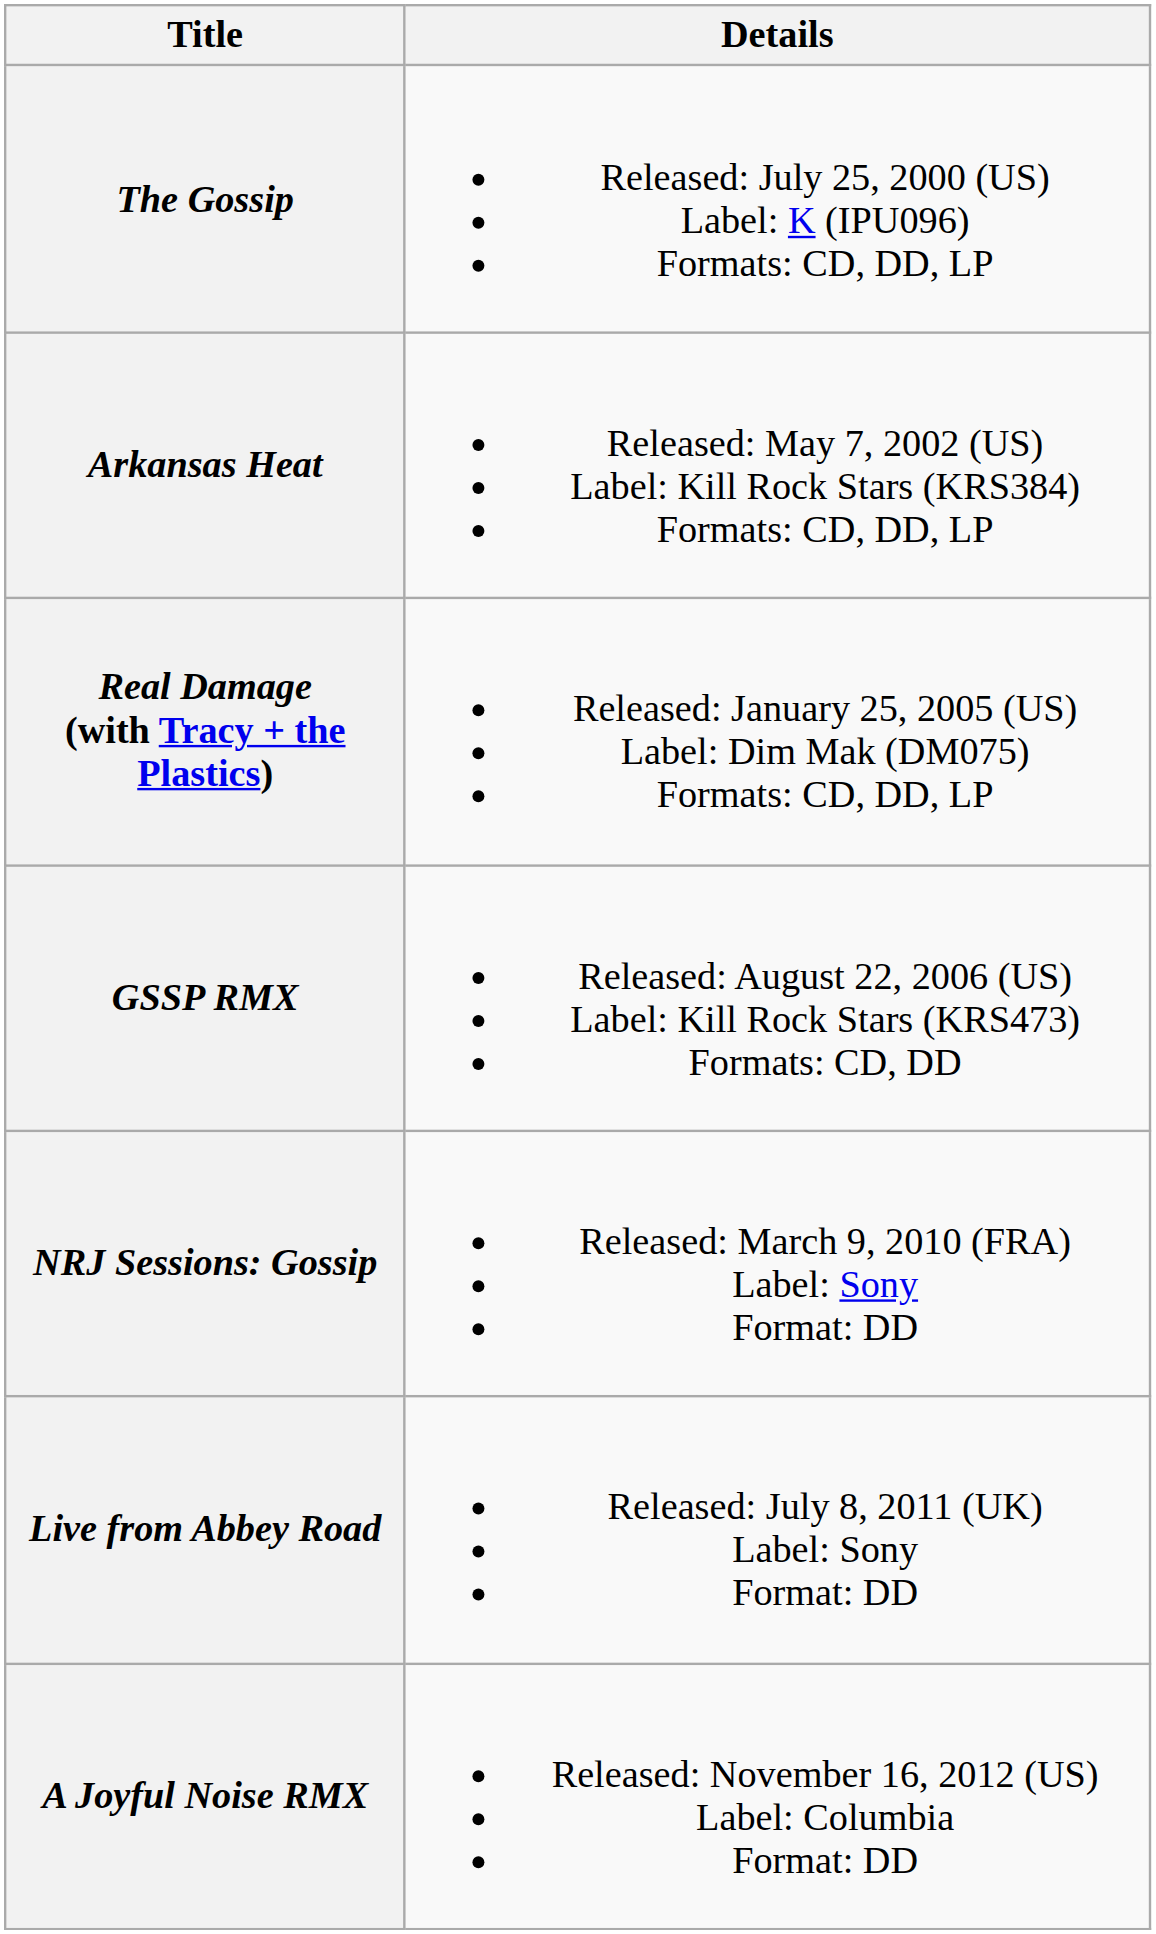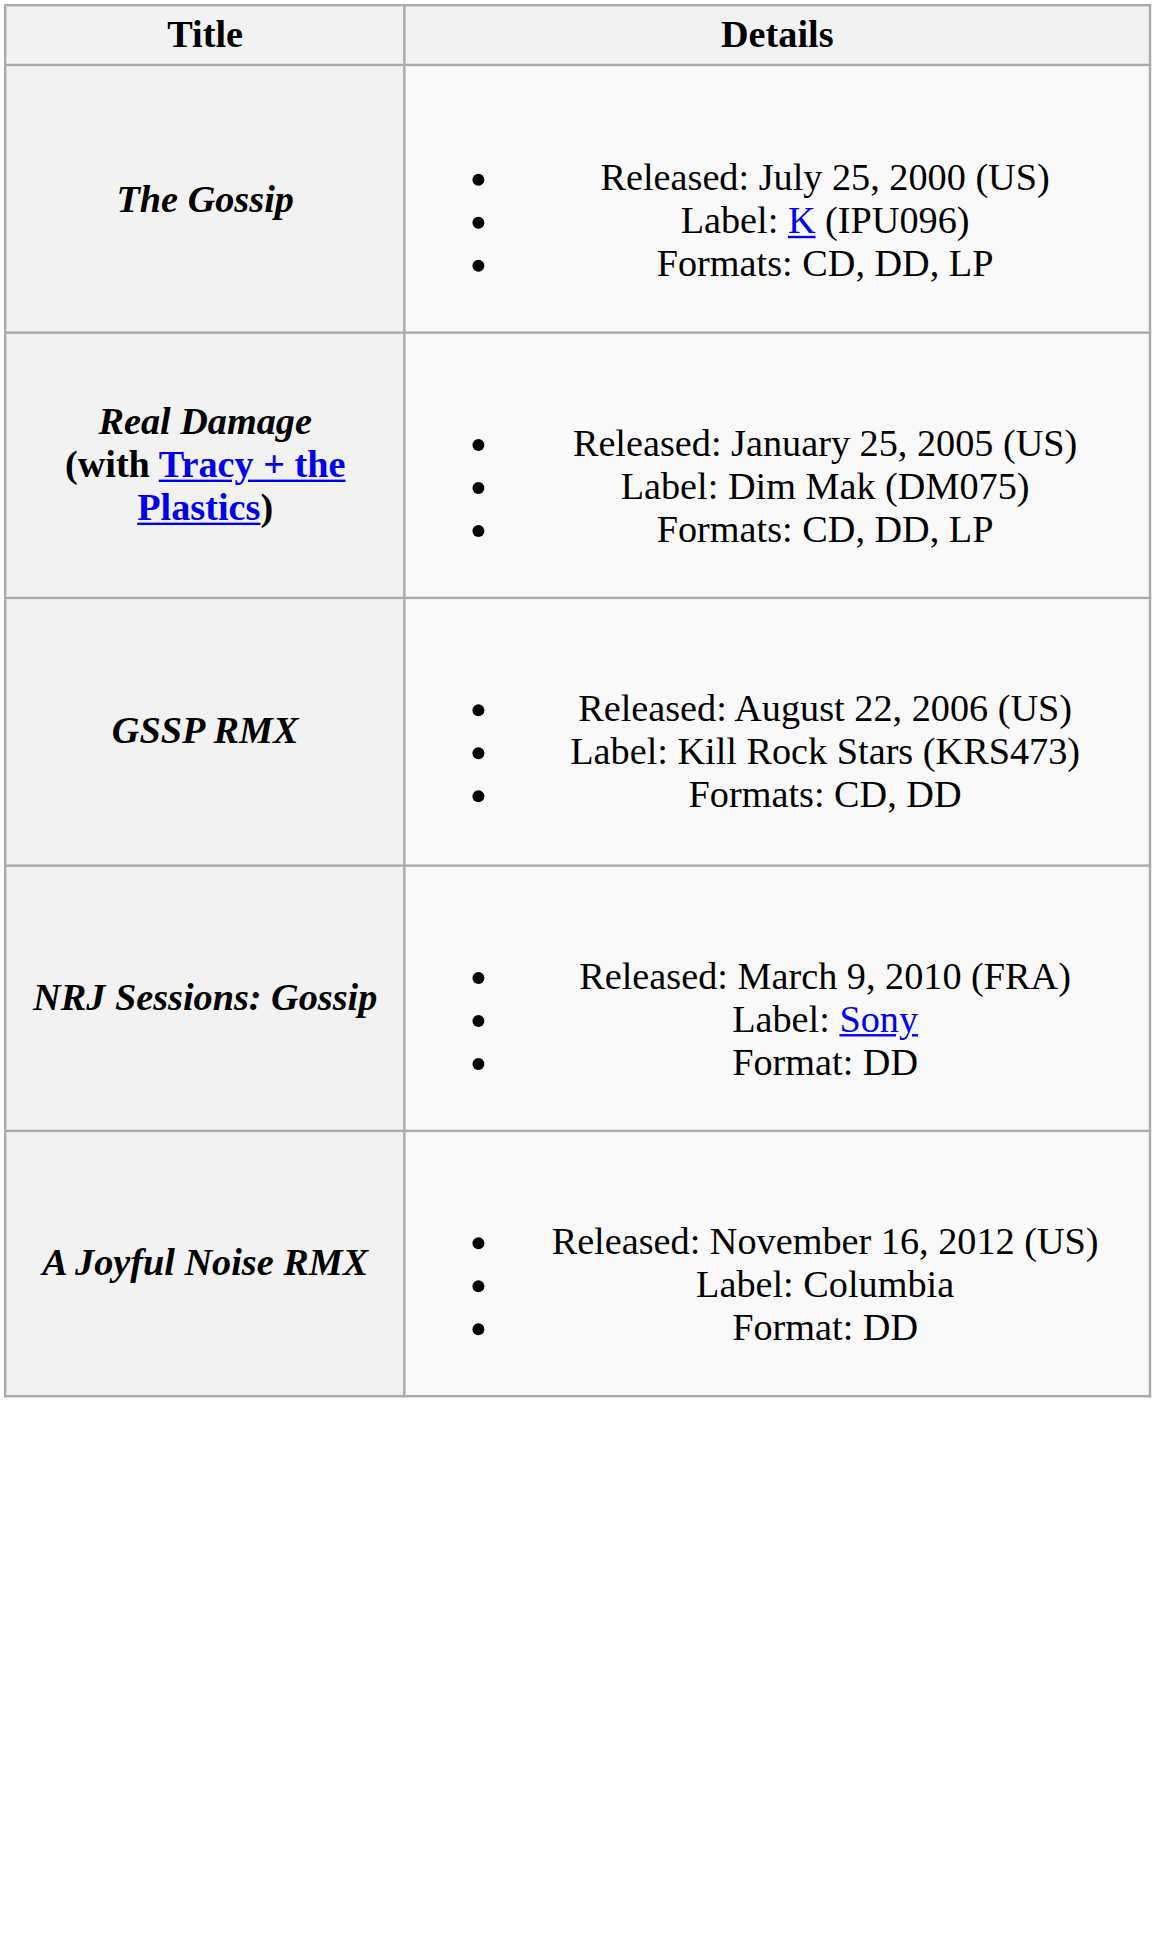- row: (205, 464)
- row: (205, 1529)
